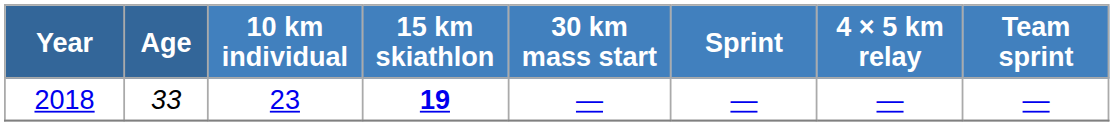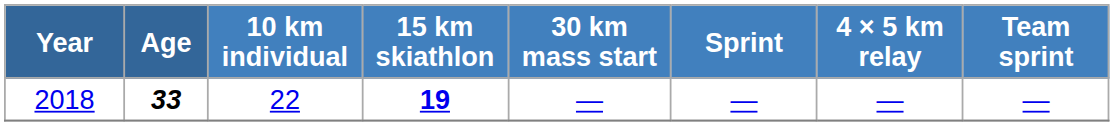(166, 100) normal -> (166, 100) bold
(285, 100) 23 -> (285, 100) 22
